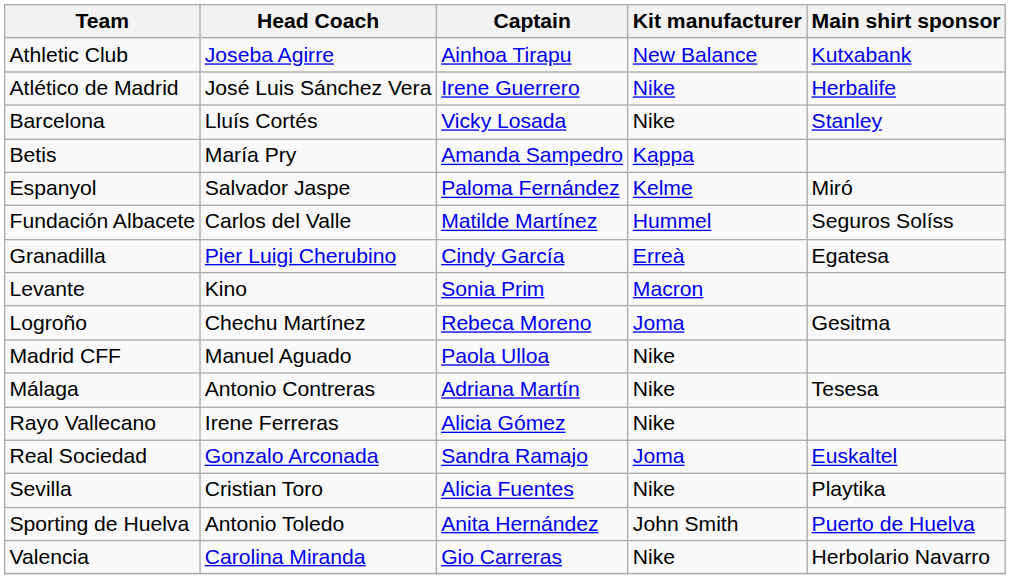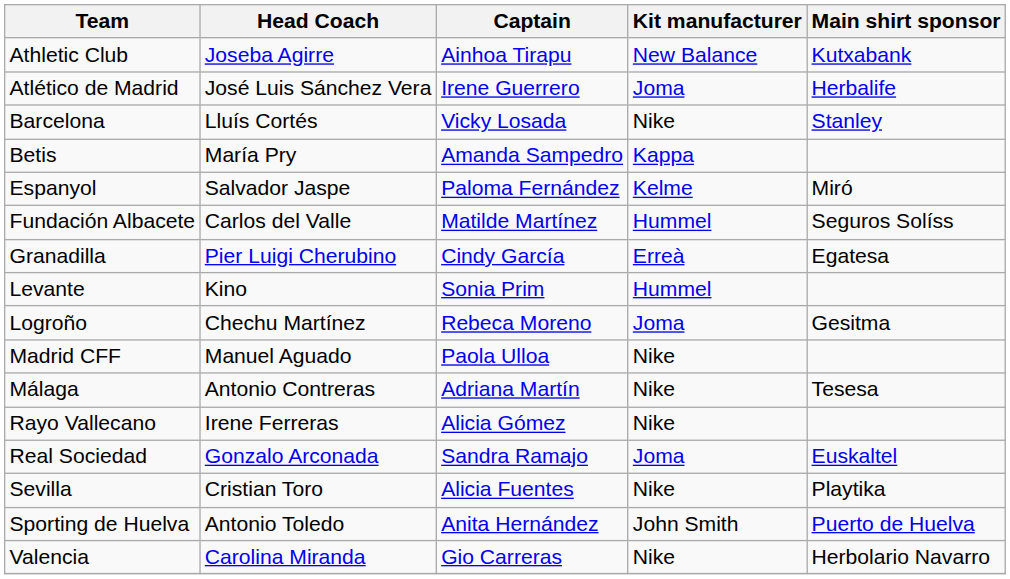(654, 88) Nike -> (659, 88) Joma
(668, 289) Macron -> (672, 289) Hummel
